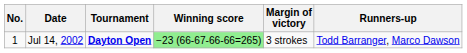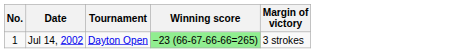- column: (388, 18)
(120, 40) bold -> (118, 40) normal
